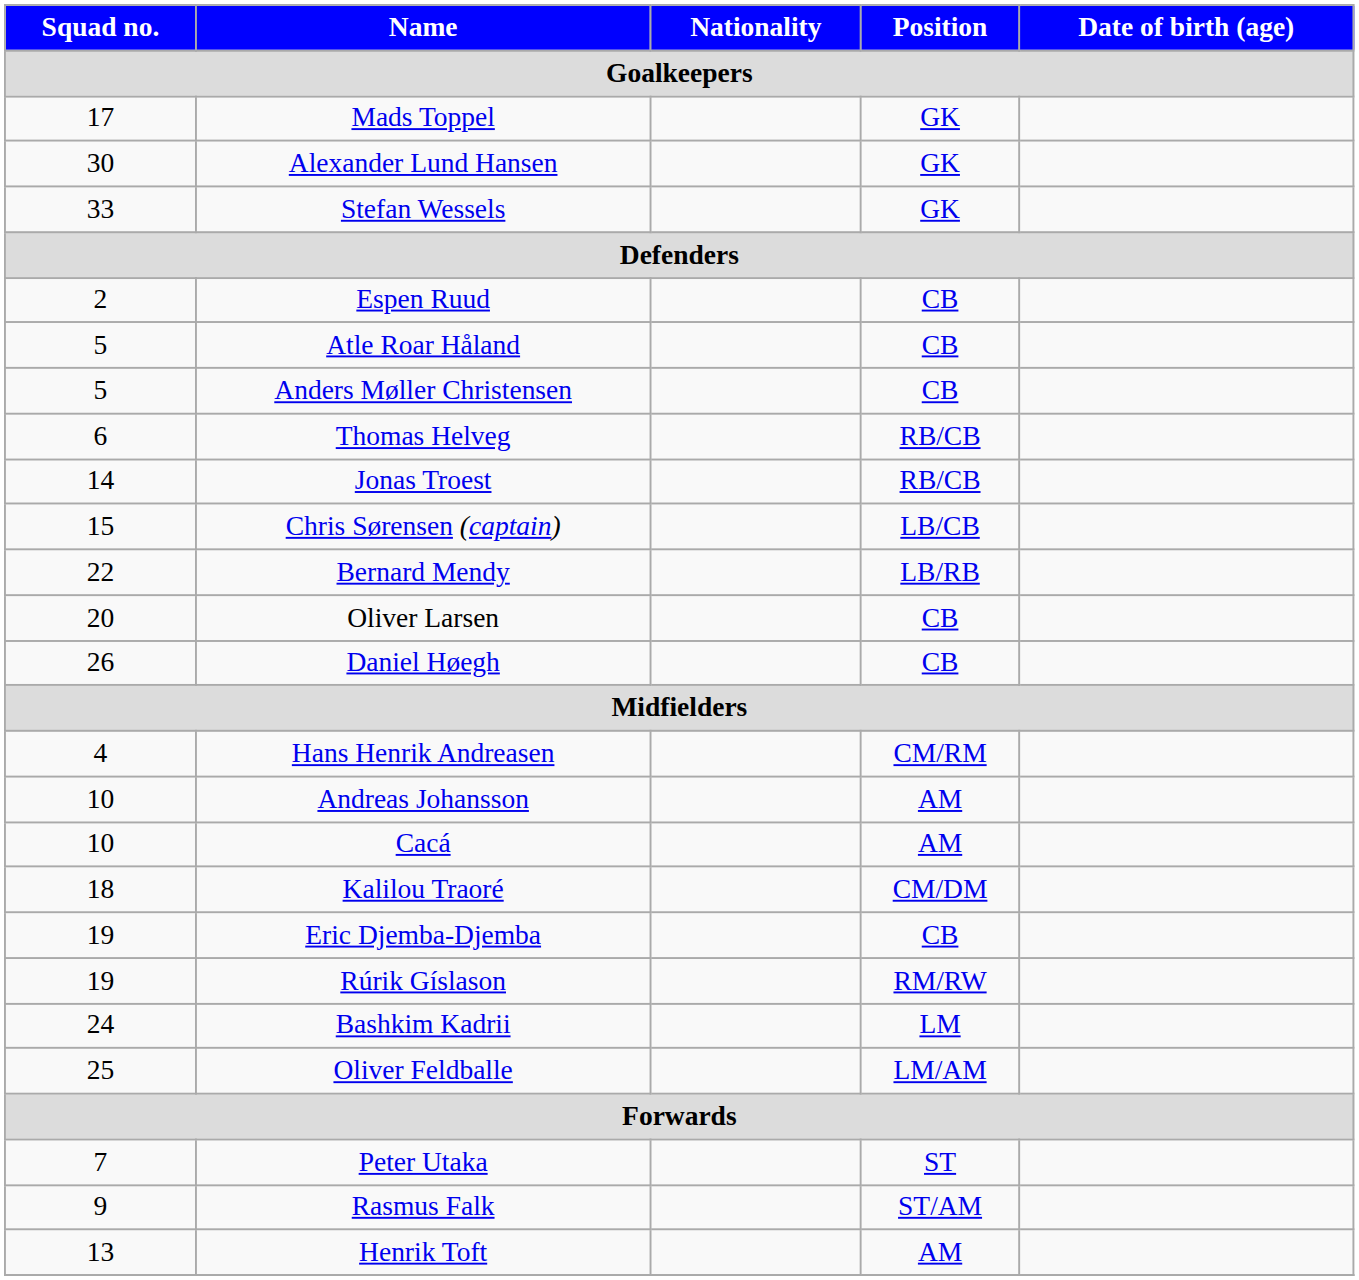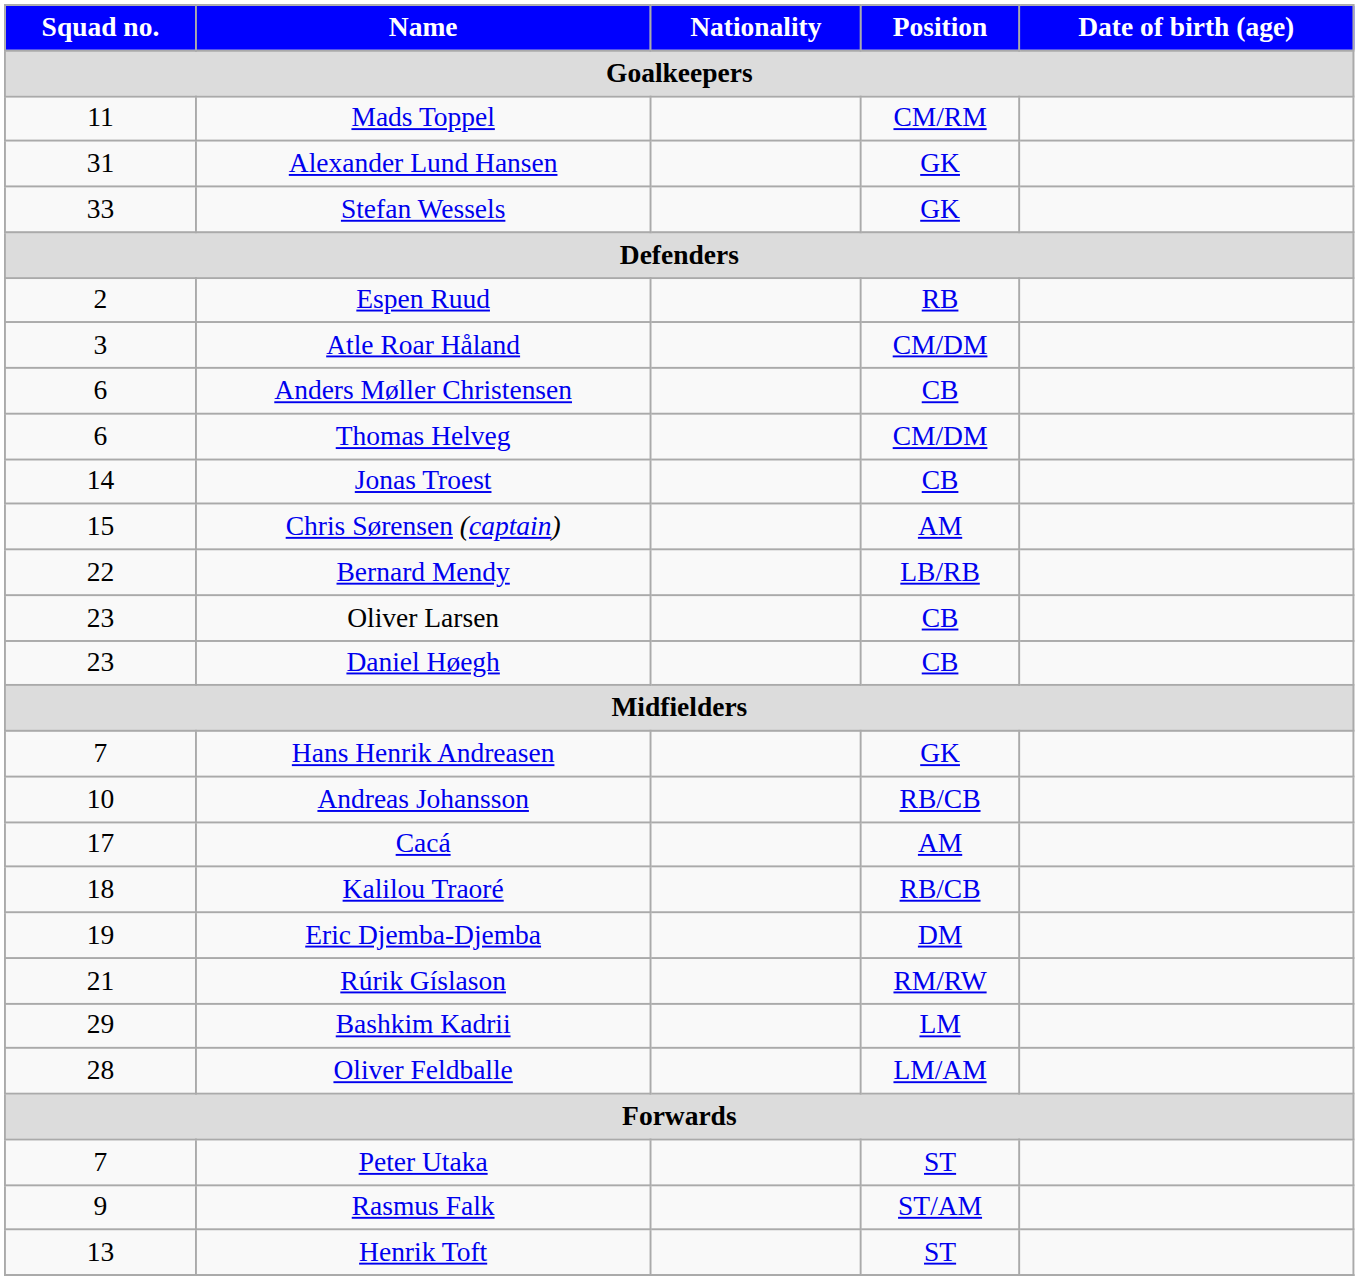(100, 118) 17 -> (100, 118) 11
(940, 118) GK -> (940, 118) CM/RM
(100, 163) 30 -> (100, 163) 31
(940, 299) CB -> (940, 299) RB
(100, 345) 5 -> (100, 345) 3
(940, 345) CB -> (940, 345) CM/DM
(100, 390) 5 -> (100, 390) 6
(940, 435) RB/CB -> (940, 435) CM/DM
(940, 481) RB/CB -> (940, 481) CB
(940, 526) LB/CB -> (940, 526) AM
(100, 617) 20 -> (100, 617) 23
(100, 662) 26 -> (100, 662) 23
(100, 753) 4 -> (100, 753) 7
(940, 753) CM/RM -> (940, 753) GK
(940, 798) AM -> (940, 798) RB/CB
(100, 844) 10 -> (100, 844) 17
(940, 889) CM/DM -> (940, 889) RB/CB
(940, 934) CB -> (940, 934) DM
(100, 980) 19 -> (100, 980) 21
(100, 1025) 24 -> (100, 1025) 29
(100, 1070) 25 -> (100, 1070) 28
(940, 1252) AM -> (940, 1252) ST
